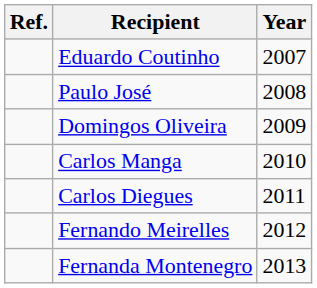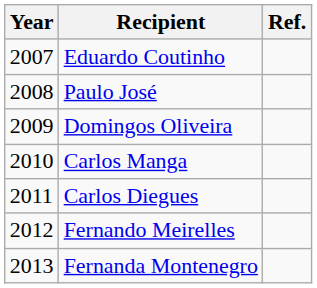columns swapped: (284, 21) <-> (29, 21)
